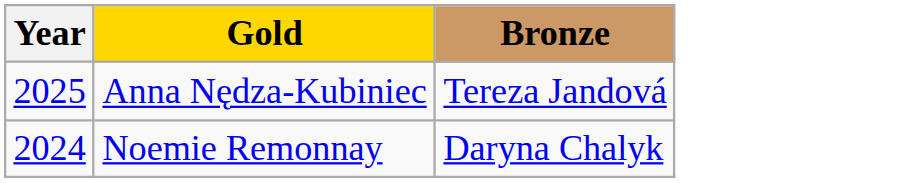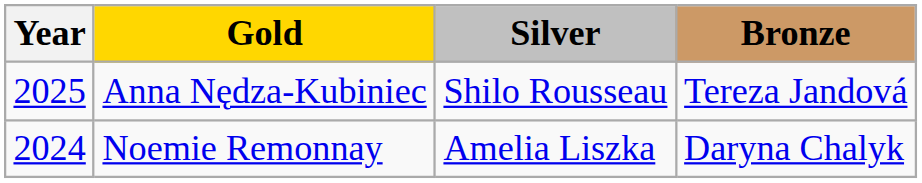+ column: (555, 33)
